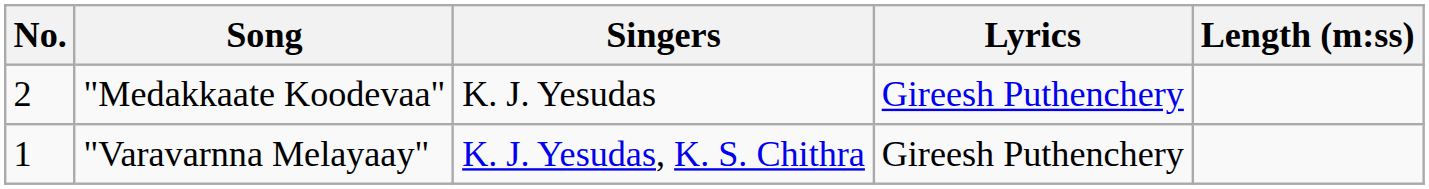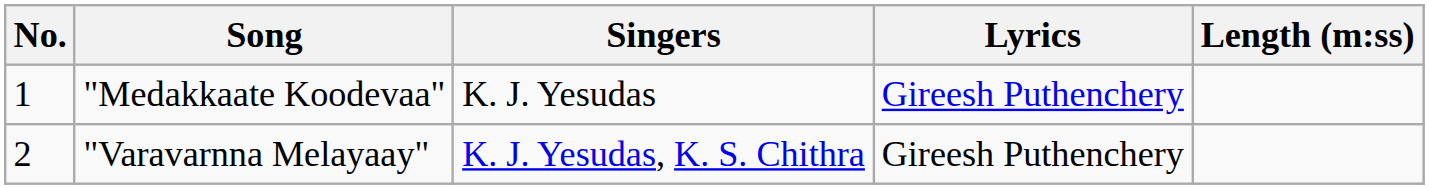(23, 94) 2 -> (23, 94) 1
(23, 153) 1 -> (23, 153) 2
